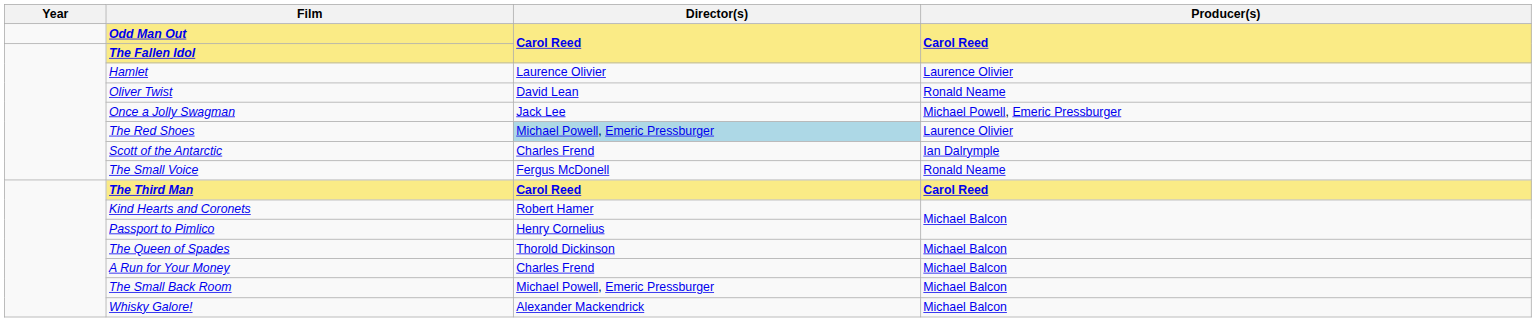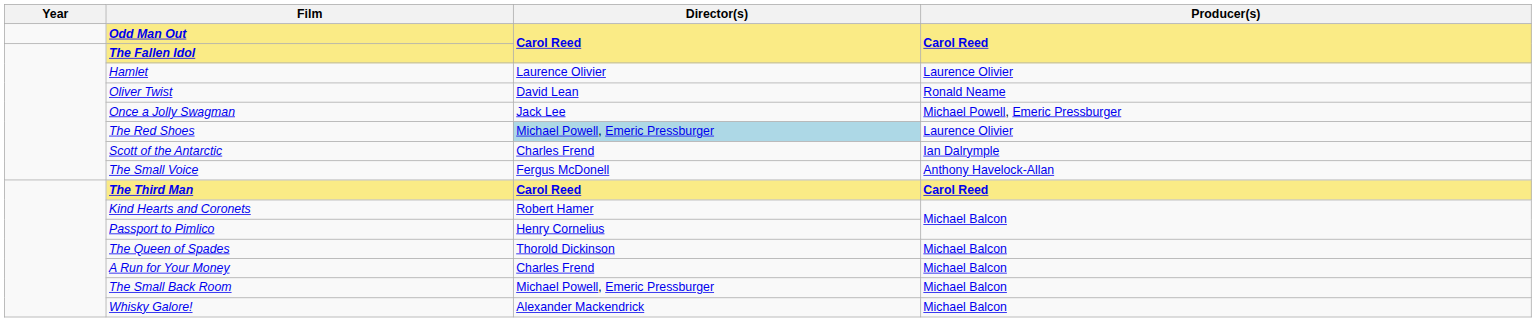(964, 170) Ronald Neame -> (989, 170) Anthony Havelock-Allan
